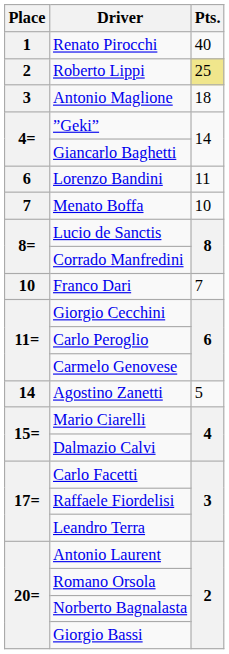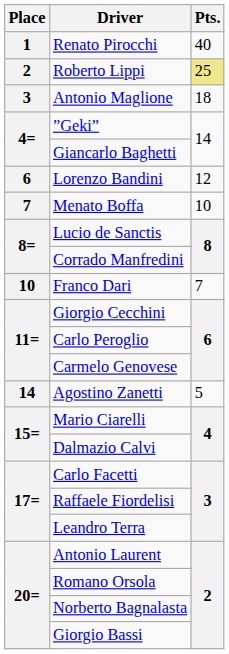(203, 179) 11 -> (203, 179) 12
